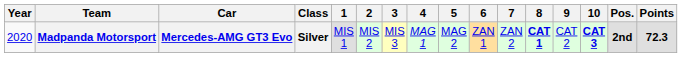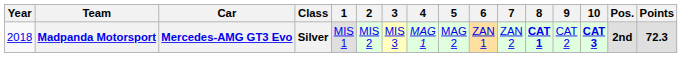(20, 37) 2020 -> (20, 37) 2018
